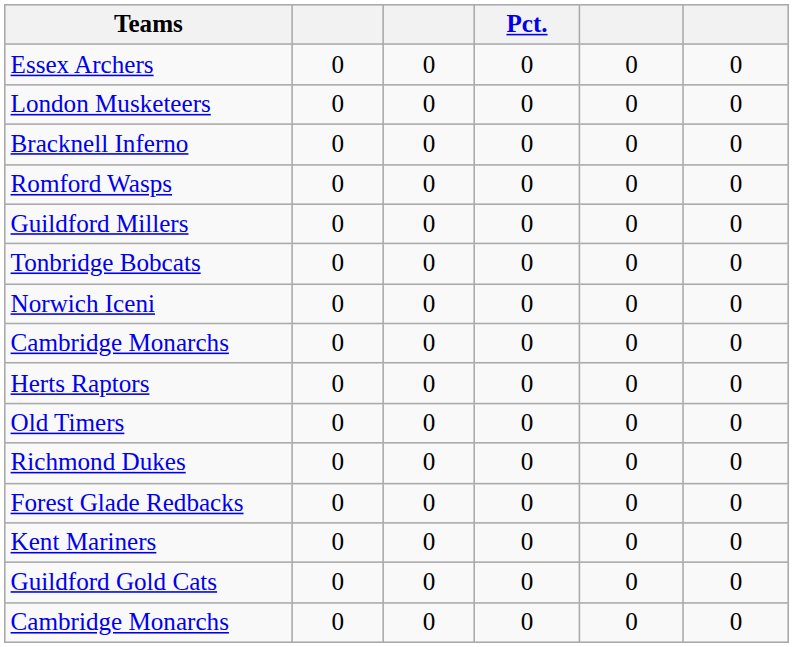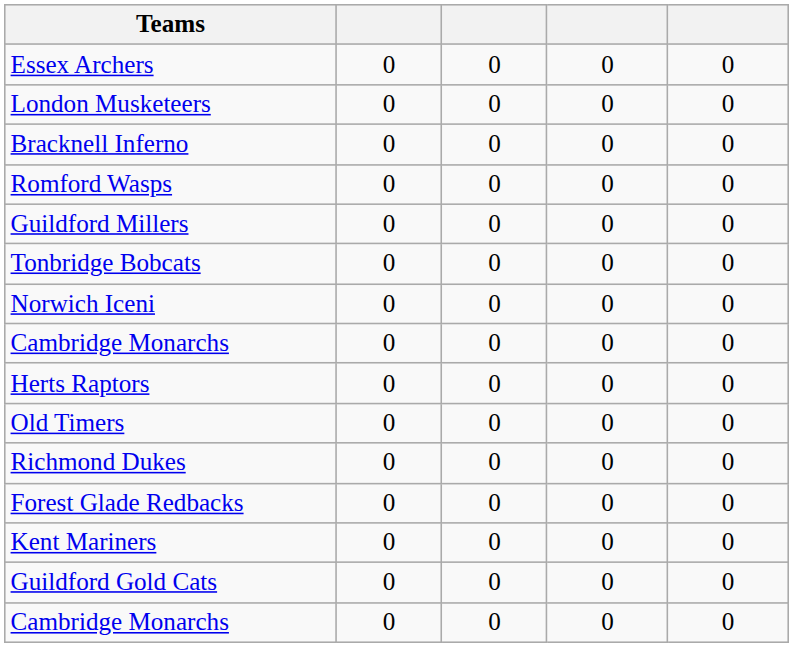- column: (527, 24)
